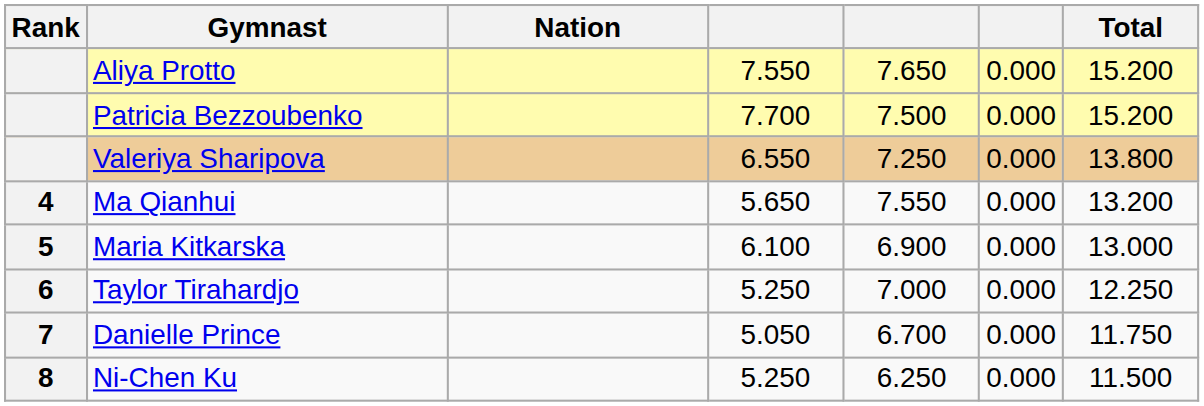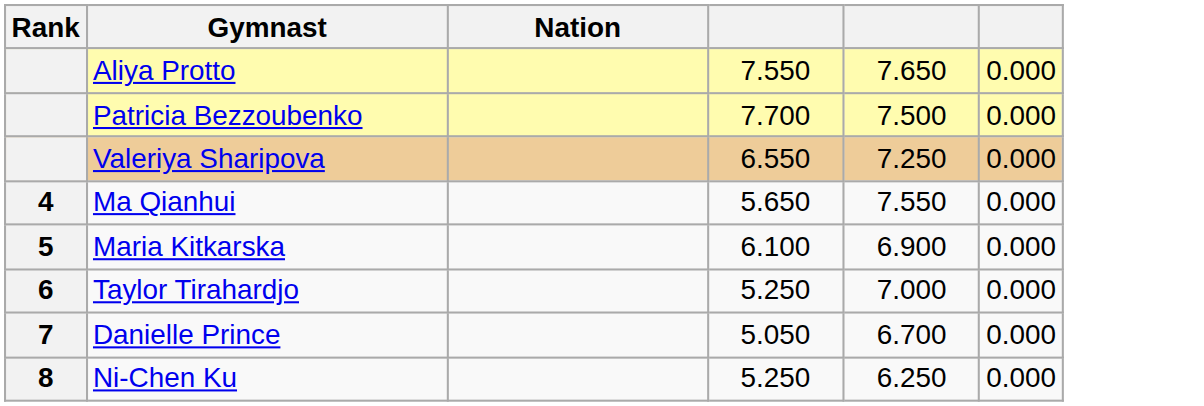- column: (1131, 27)
